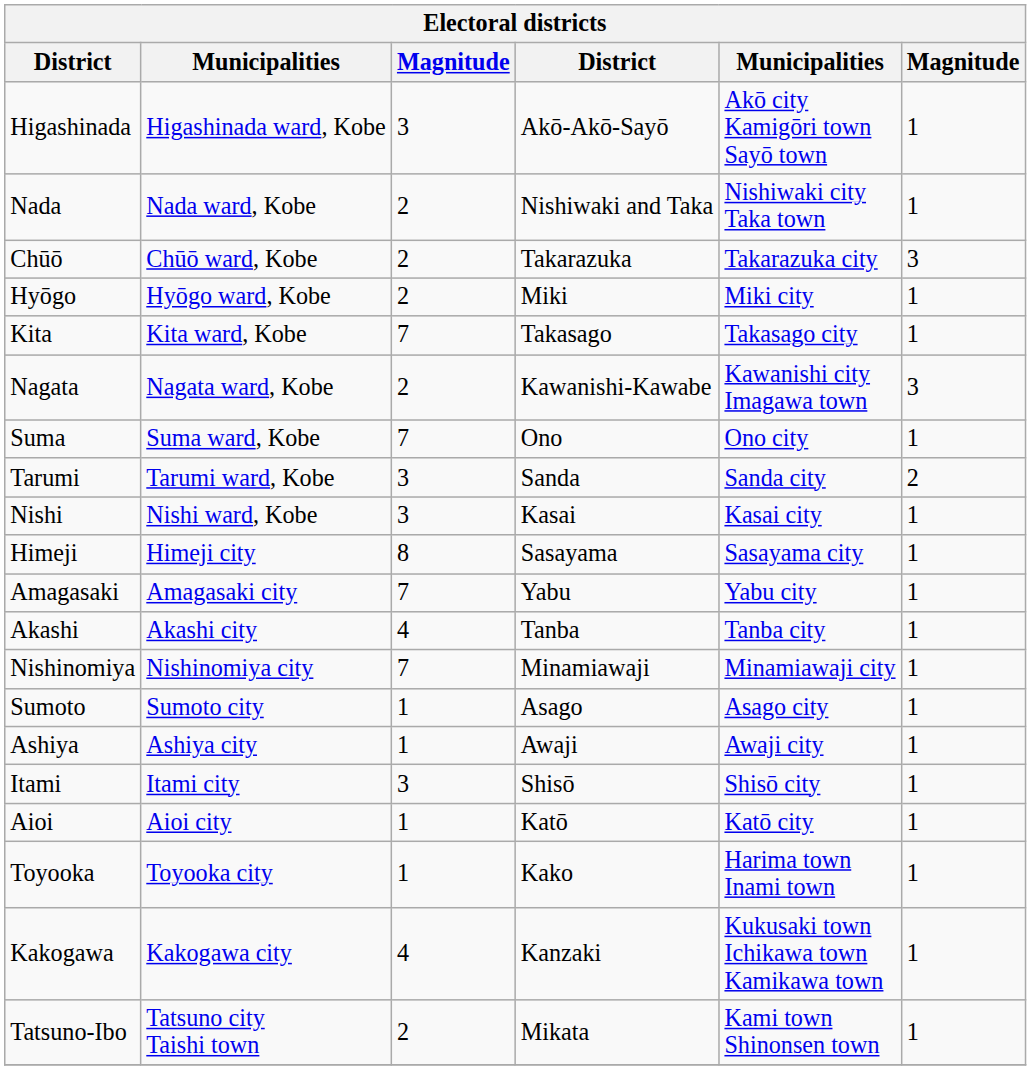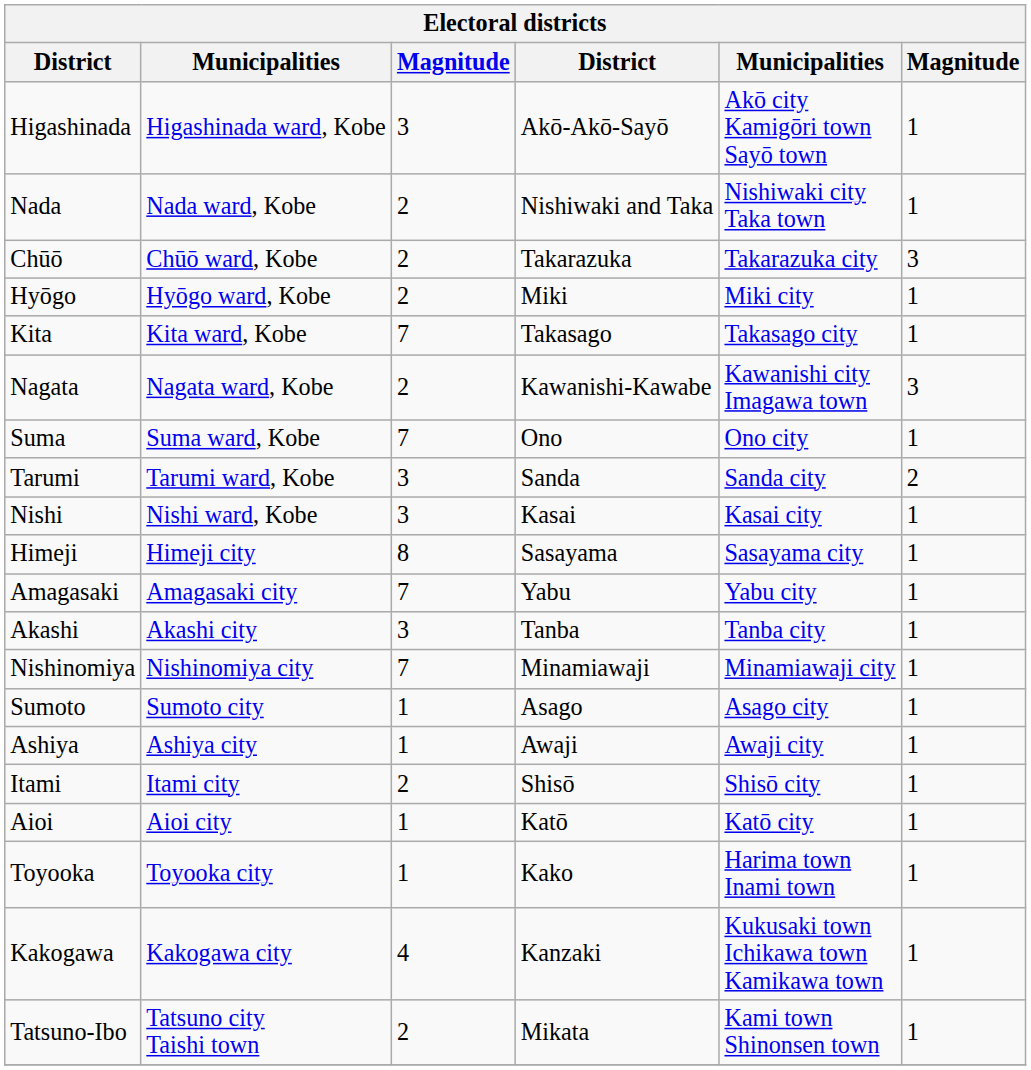(403, 630) 4 -> (403, 630) 3
(403, 783) 3 -> (403, 783) 2
